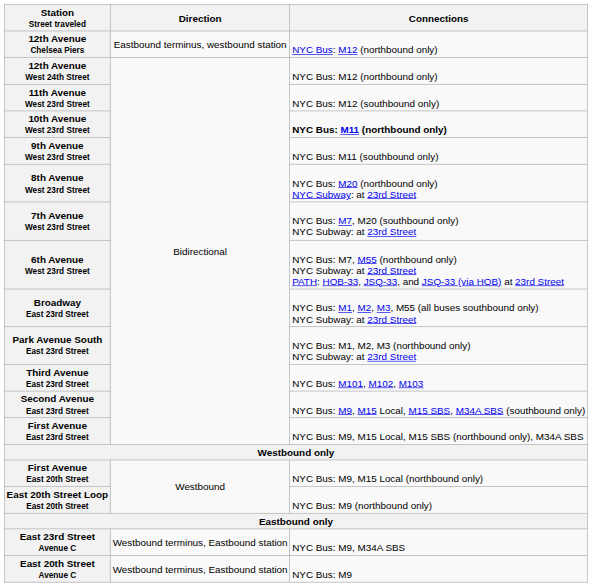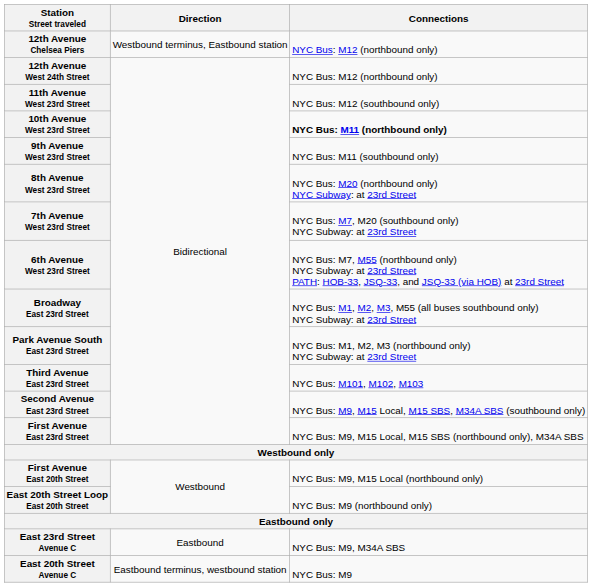(200, 45) Eastbound terminus, westbound station -> (200, 45) Westbound terminus, Eastbound station
(200, 542) Westbound terminus, Eastbound station -> (200, 542) Eastbound
(200, 569) Westbound terminus, Eastbound station -> (200, 569) Eastbound terminus, westbound station
